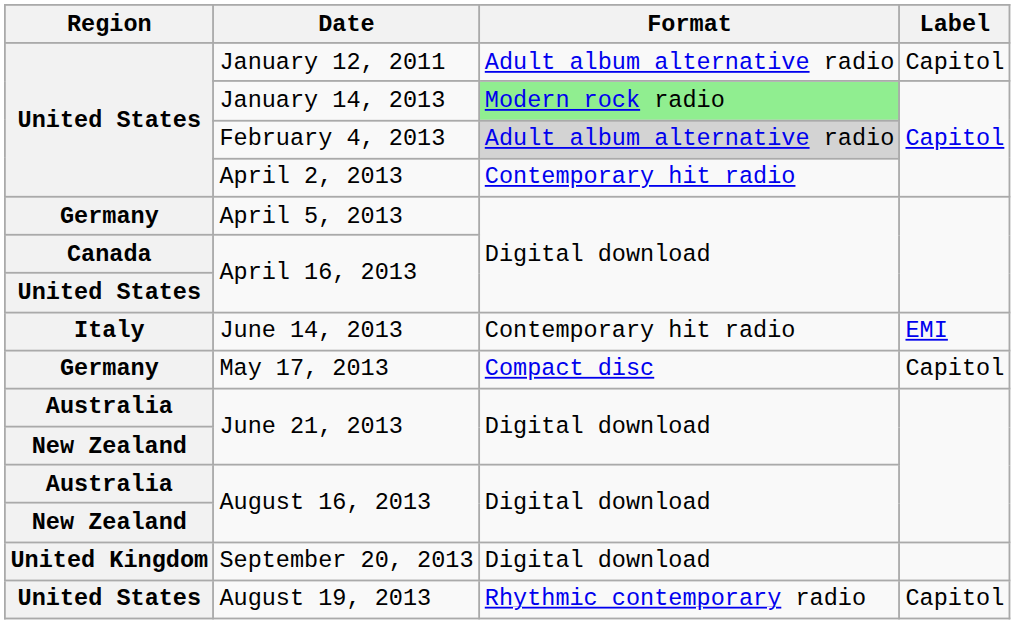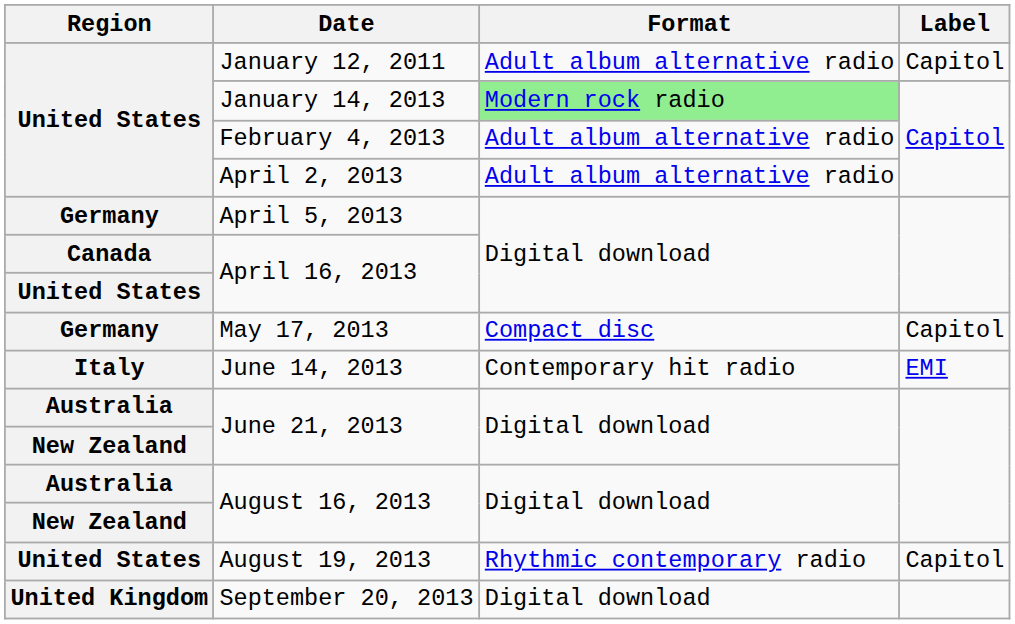(690, 139) lightgrey background -> (690, 139) no background
(640, 177) Contemporary hit radio -> (690, 177) Adult album alternative radio
rows swapped: (109, 369) <-> (109, 331)
rows swapped: (109, 599) <-> (109, 561)
